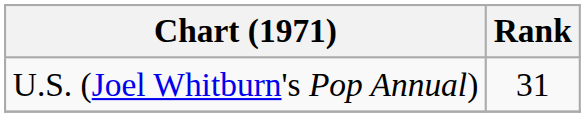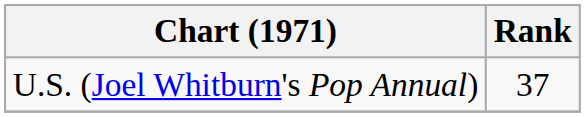(533, 84) 31 -> (533, 84) 37
